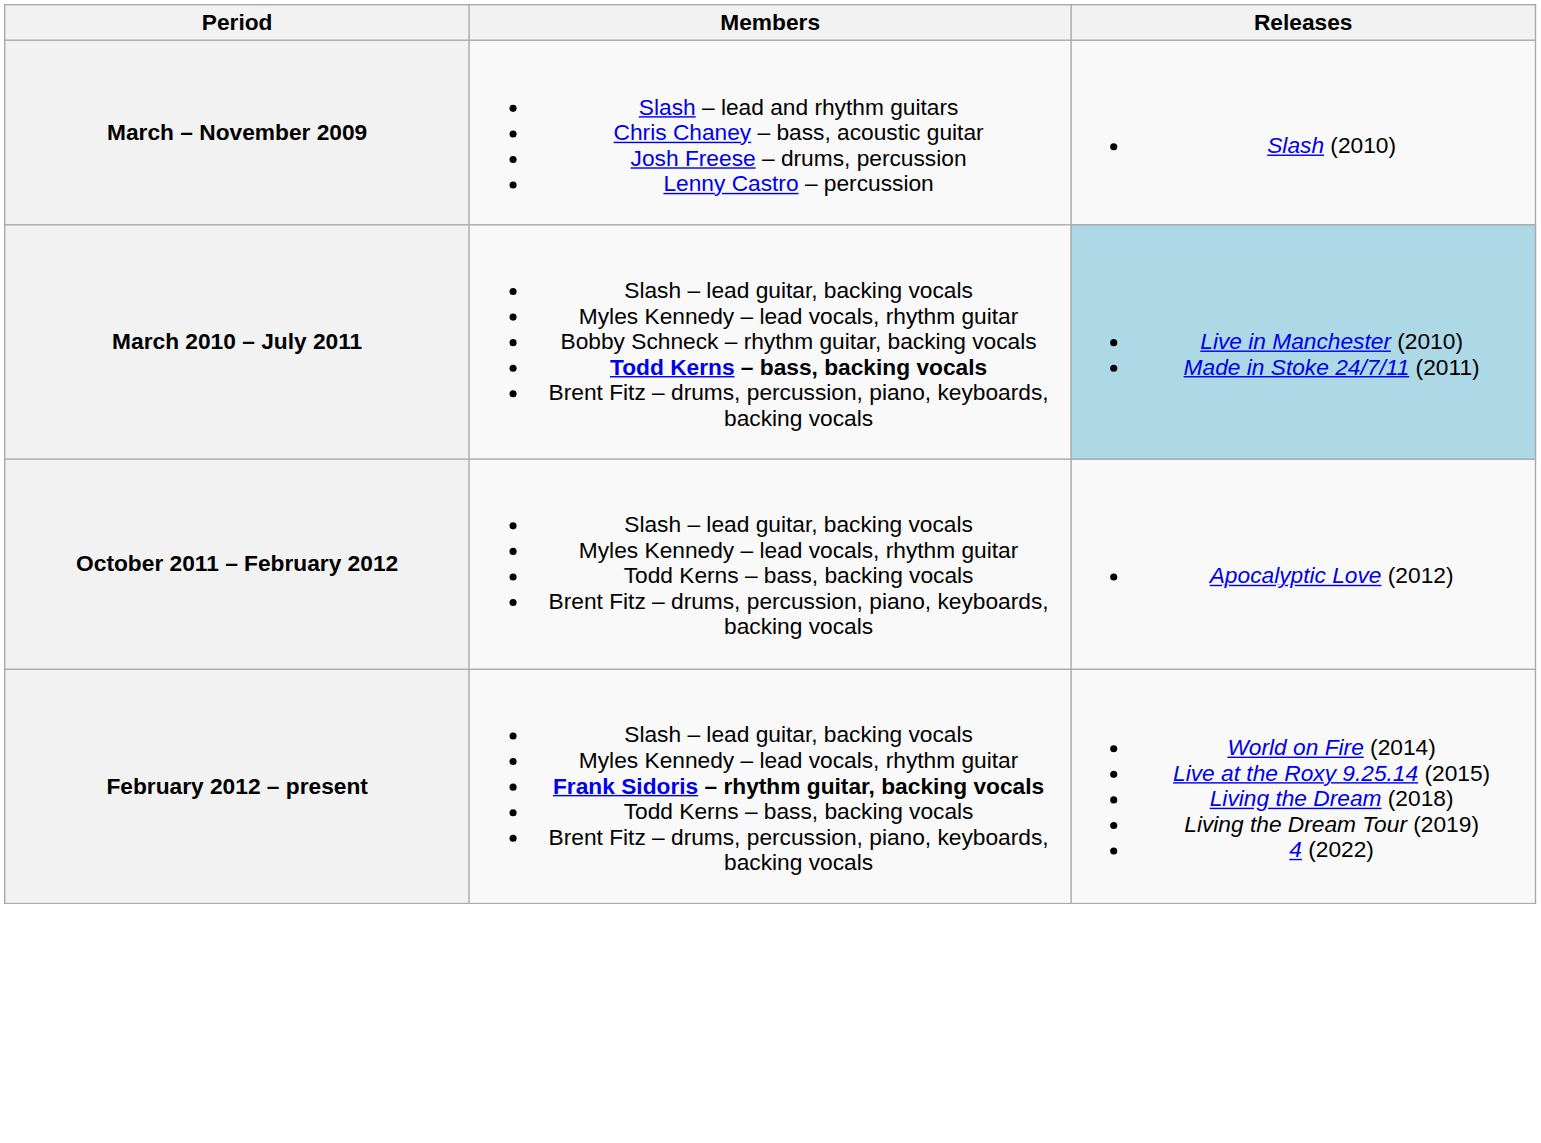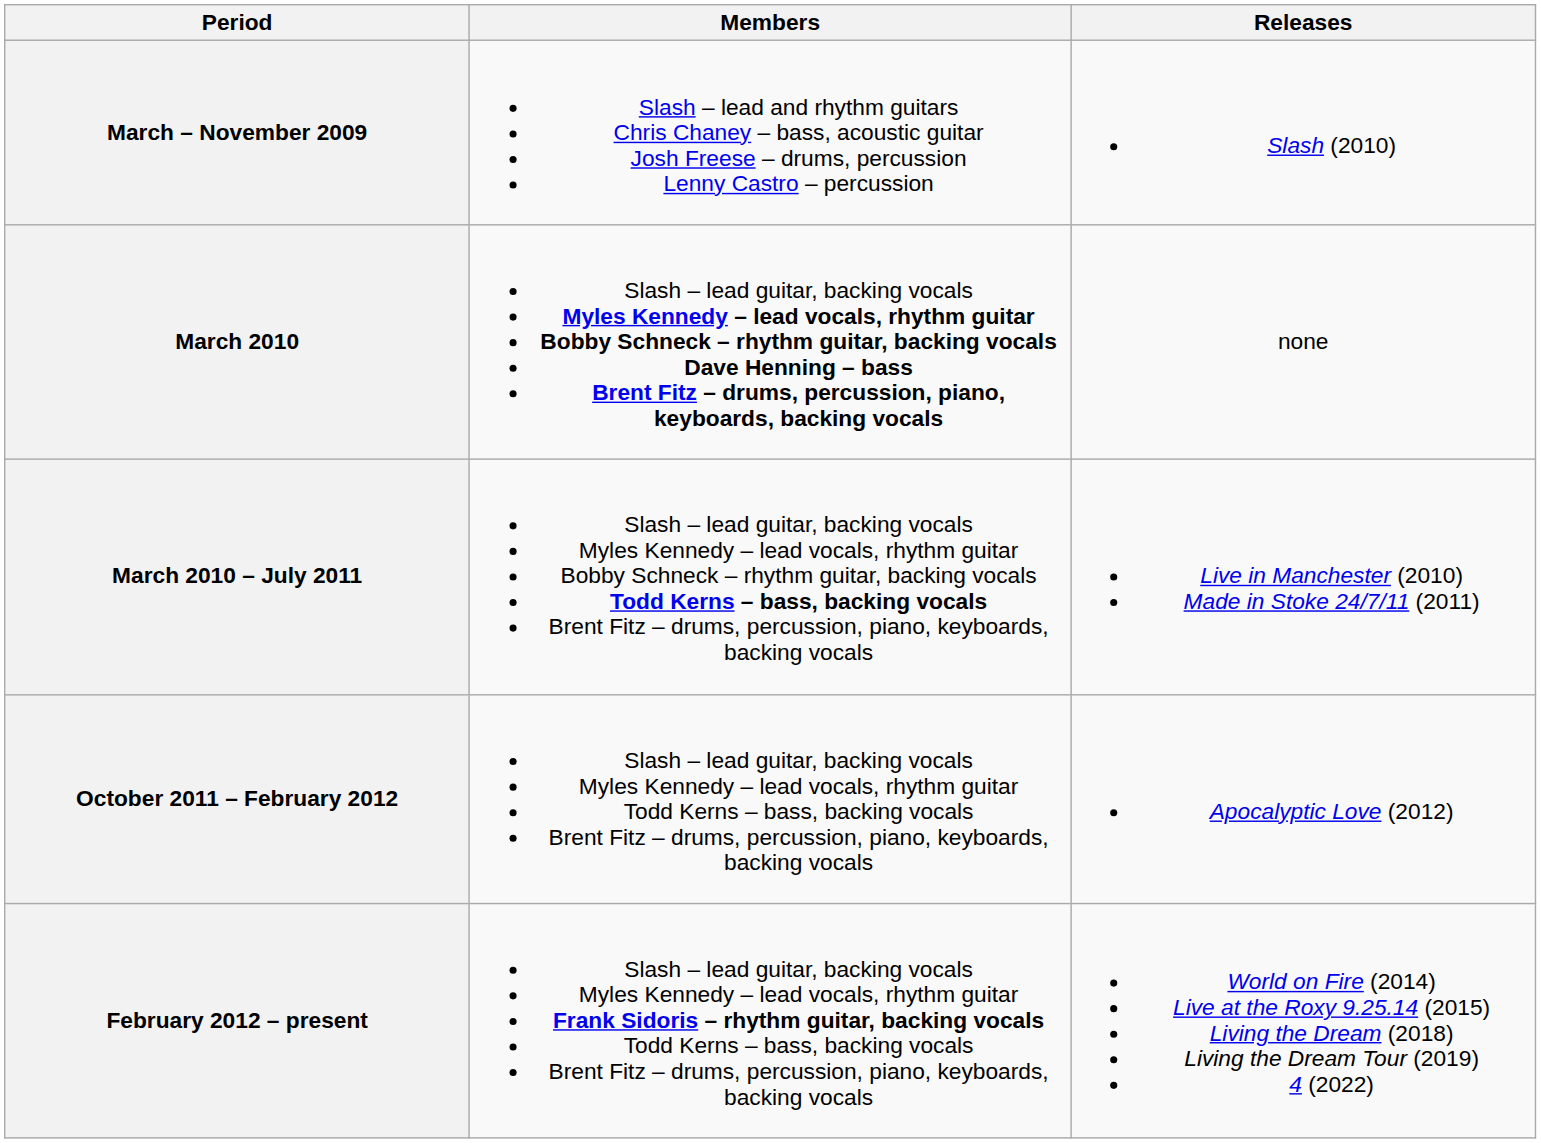+ row: (237, 341)
(1303, 355) lightblue background -> (1303, 589) no background
